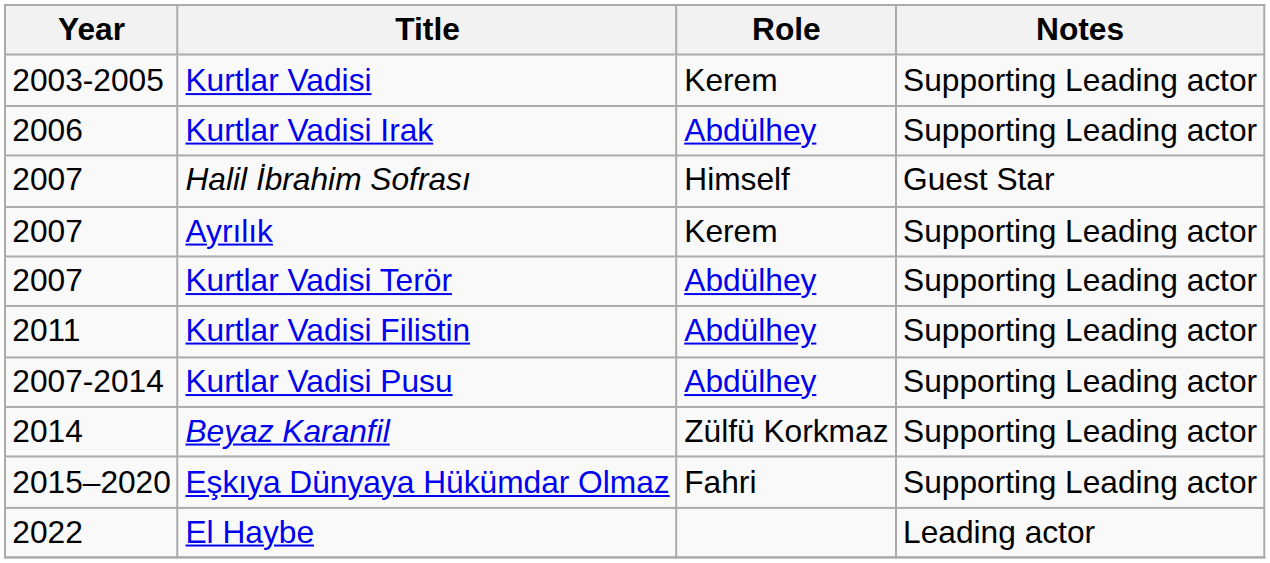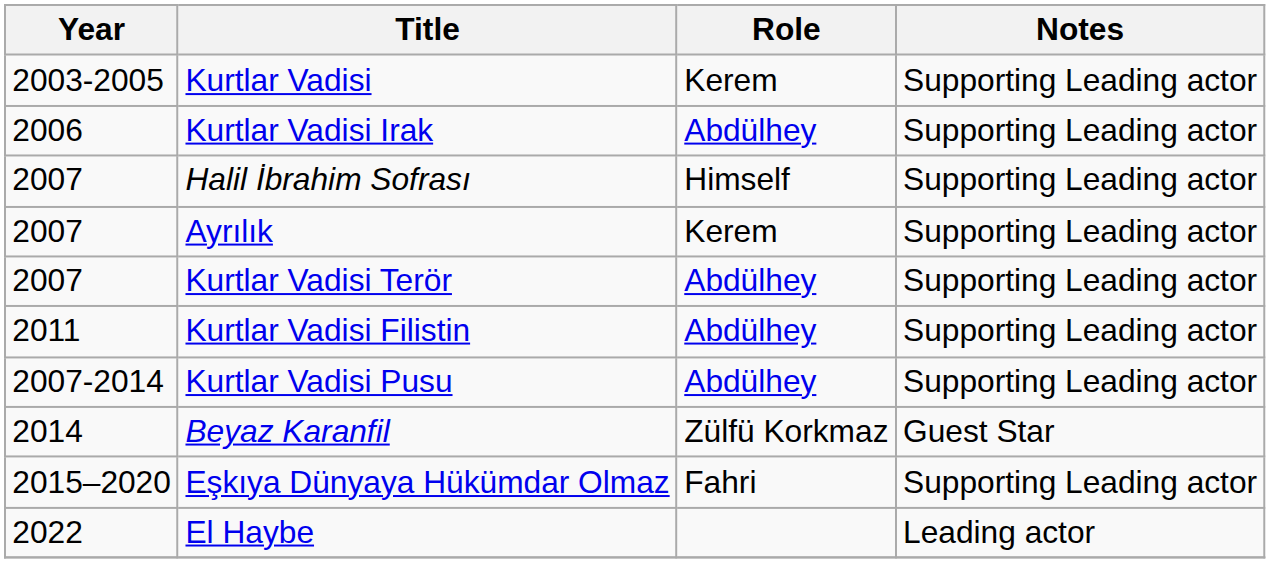(979, 180) Guest Star -> (1080, 180) Supporting Leading actor
(1080, 431) Supporting Leading actor -> (979, 431) Guest Star
